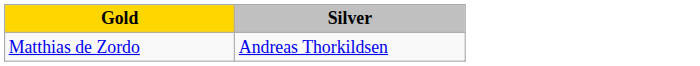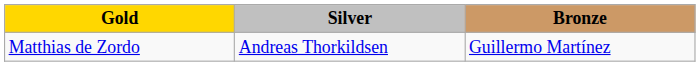+ column: (580, 18)
